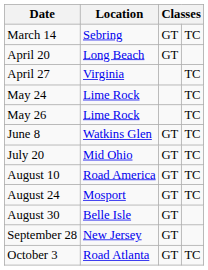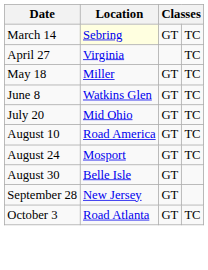(103, 34) no background -> (103, 34) lightyellow background
- row: (29, 54)
+ row: (27, 74)
- row: (27, 94)
- row: (27, 114)
